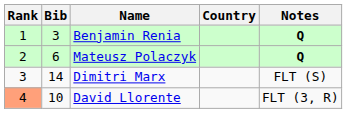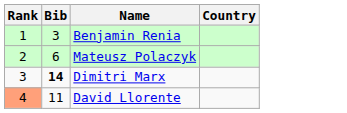- column: (300, 15)
(56, 77) normal -> (56, 77) bold
(56, 98) 10 -> (56, 98) 11
